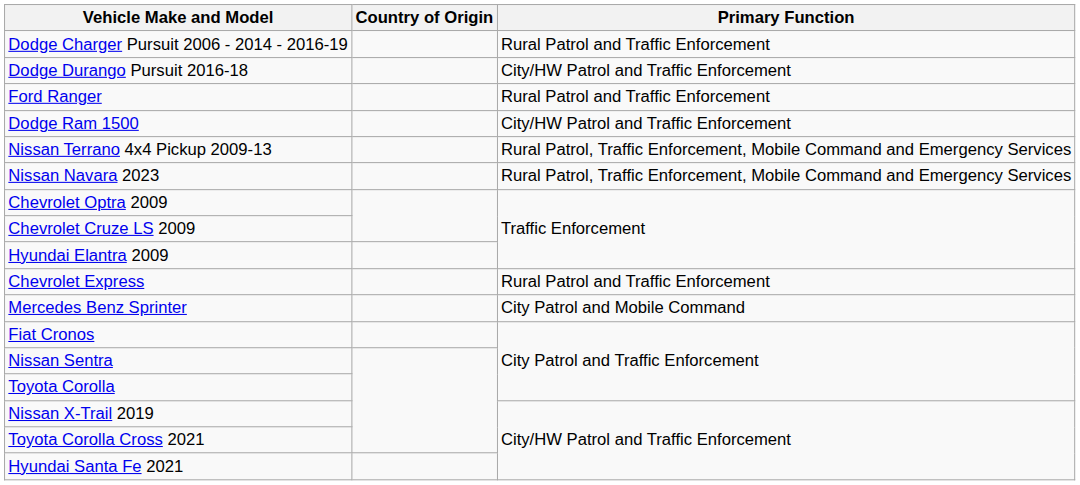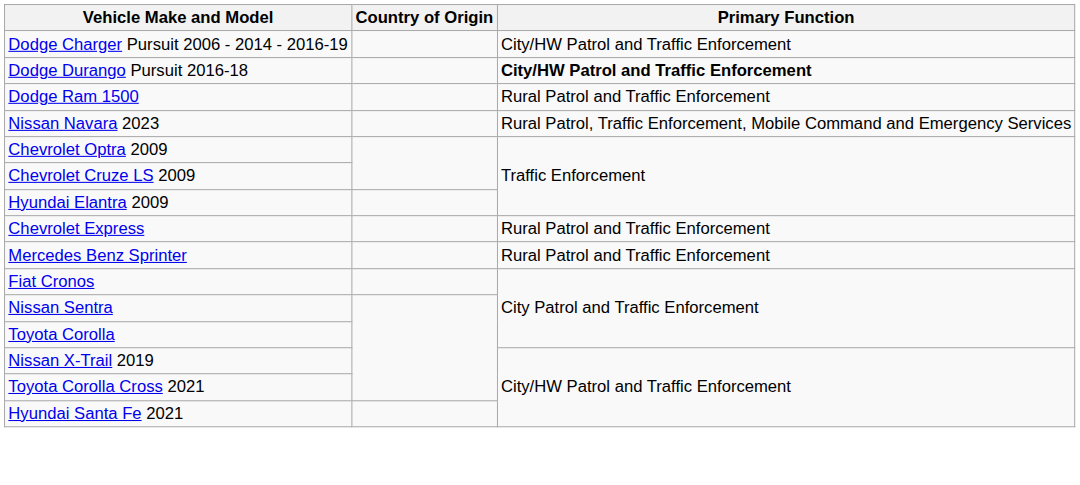(635, 44) Rural Patrol and Traffic Enforcement -> (646, 44) City/HW Patrol and Traffic Enforcement
(646, 70) normal -> (656, 70) bold
- row: (55, 96)
(646, 123) City/HW Patrol and Traffic Enforcement -> (635, 96) Rural Patrol and Traffic Enforcement
- row: (140, 149)
(623, 307) City Patrol and Mobile Command -> (635, 255) Rural Patrol and Traffic Enforcement
